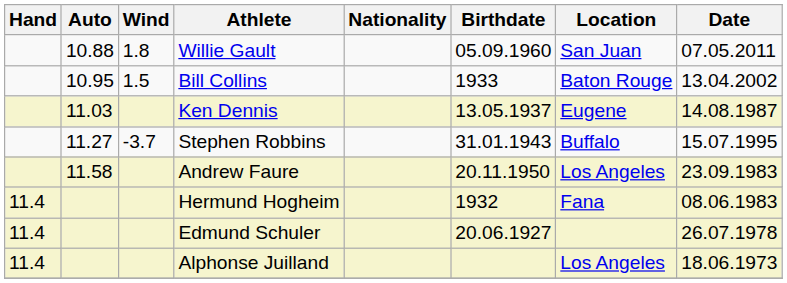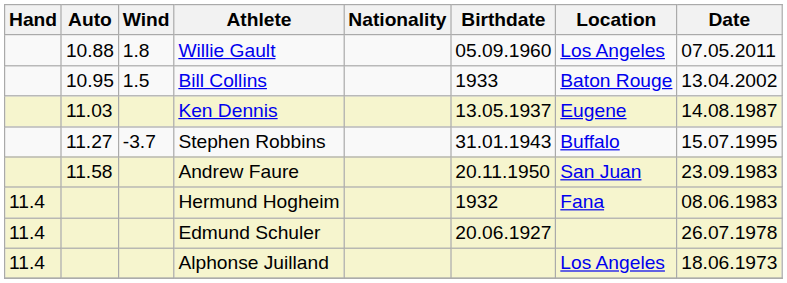(601, 50) San Juan -> (613, 50) Los Angeles
(613, 171) Los Angeles -> (601, 171) San Juan
